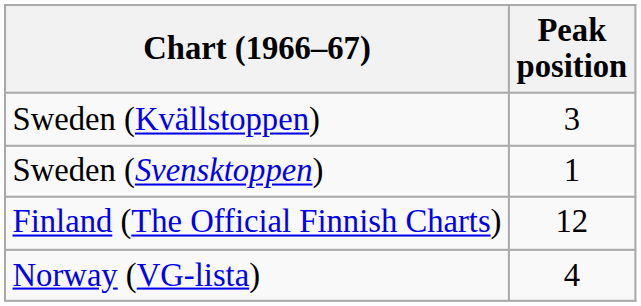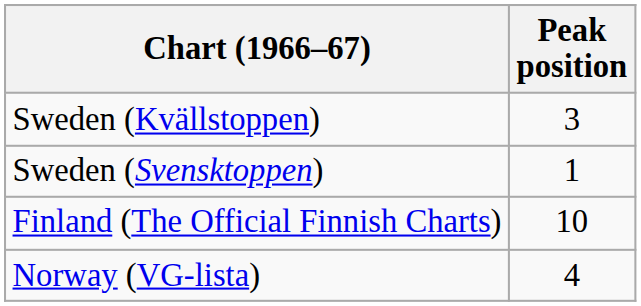(572, 222) 12 -> (572, 222) 10
